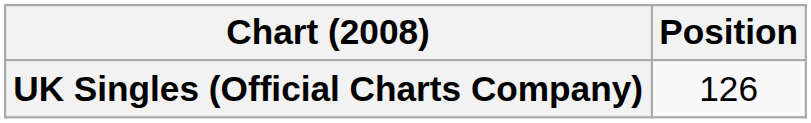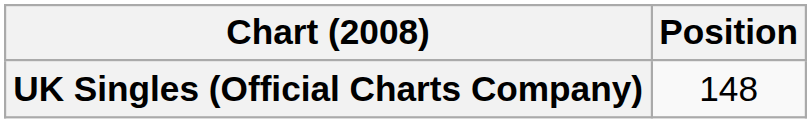(729, 88) 126 -> (729, 88) 148
